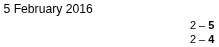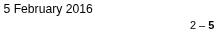- row: (202, 39)
